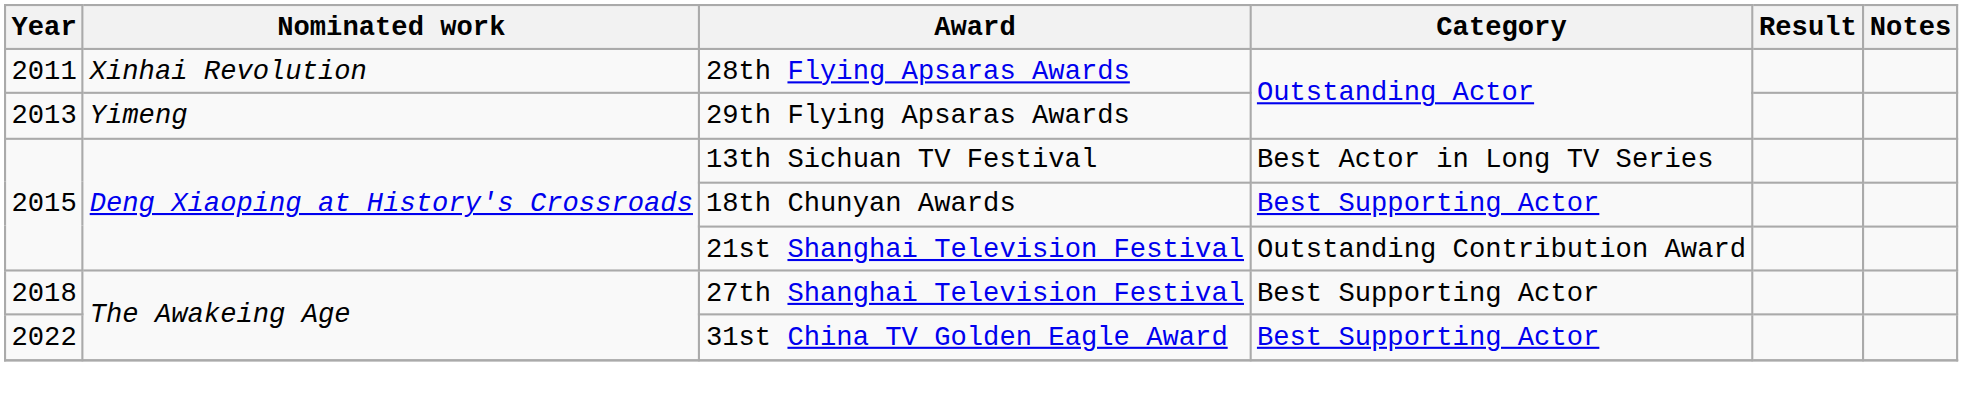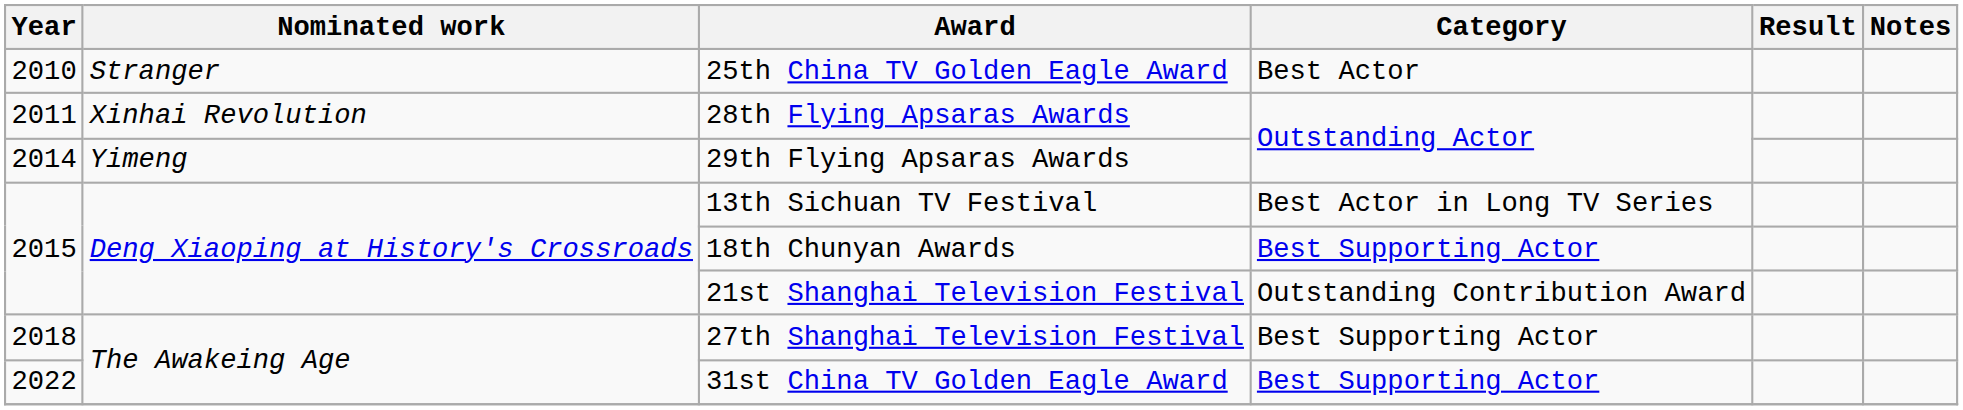+ row: (967, 71)
(44, 116) 2013 -> (44, 160) 2014
